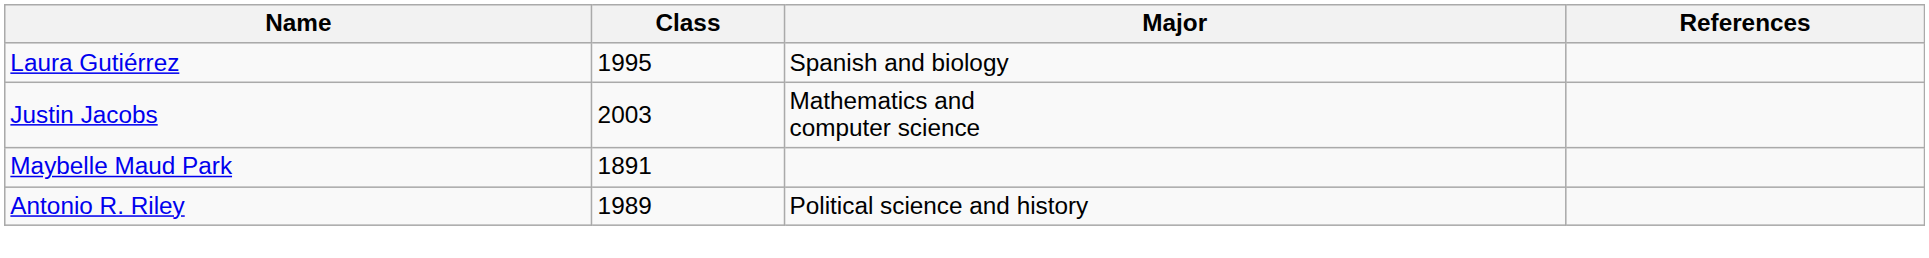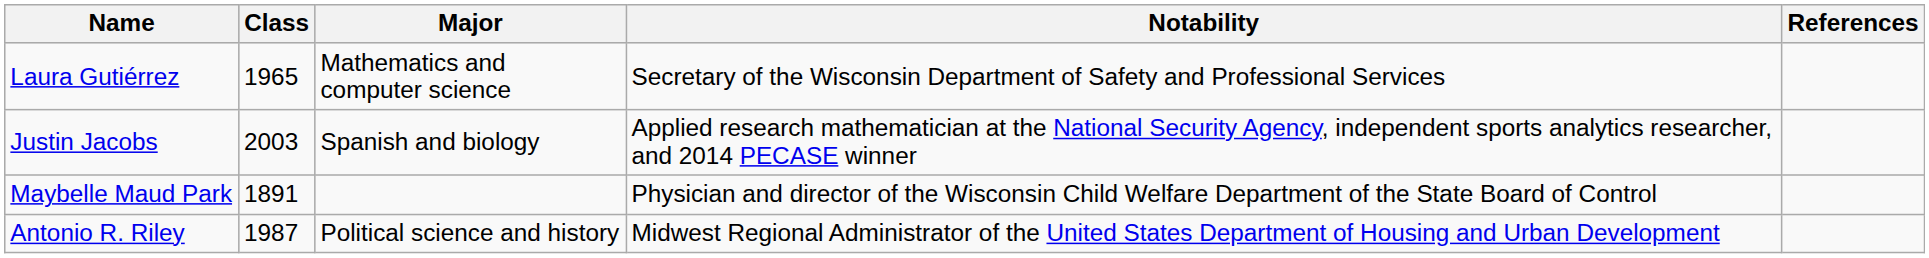+ column: (1204, 23)
(625, 62) 1995 -> (271, 76) 1965
(899, 62) Spanish and biology -> (416, 76) Mathematics and computer science
(885, 114) Mathematics and computer science -> (430, 141) Spanish and biology
(625, 205) 1989 -> (271, 232) 1987
